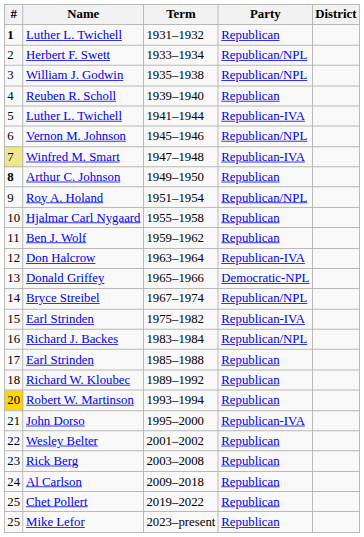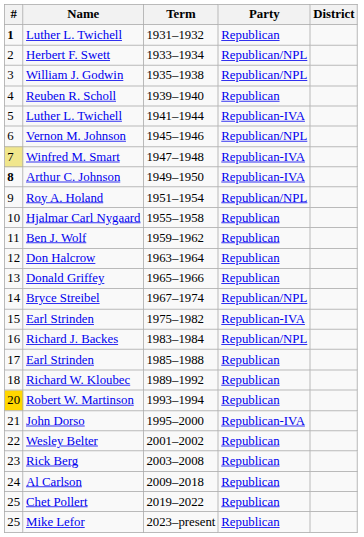(250, 177) Republican -> (263, 177) Republican-IVA
(263, 258) Republican-IVA -> (250, 258) Republican
(265, 278) Democratic-NPL -> (250, 278) Republican
